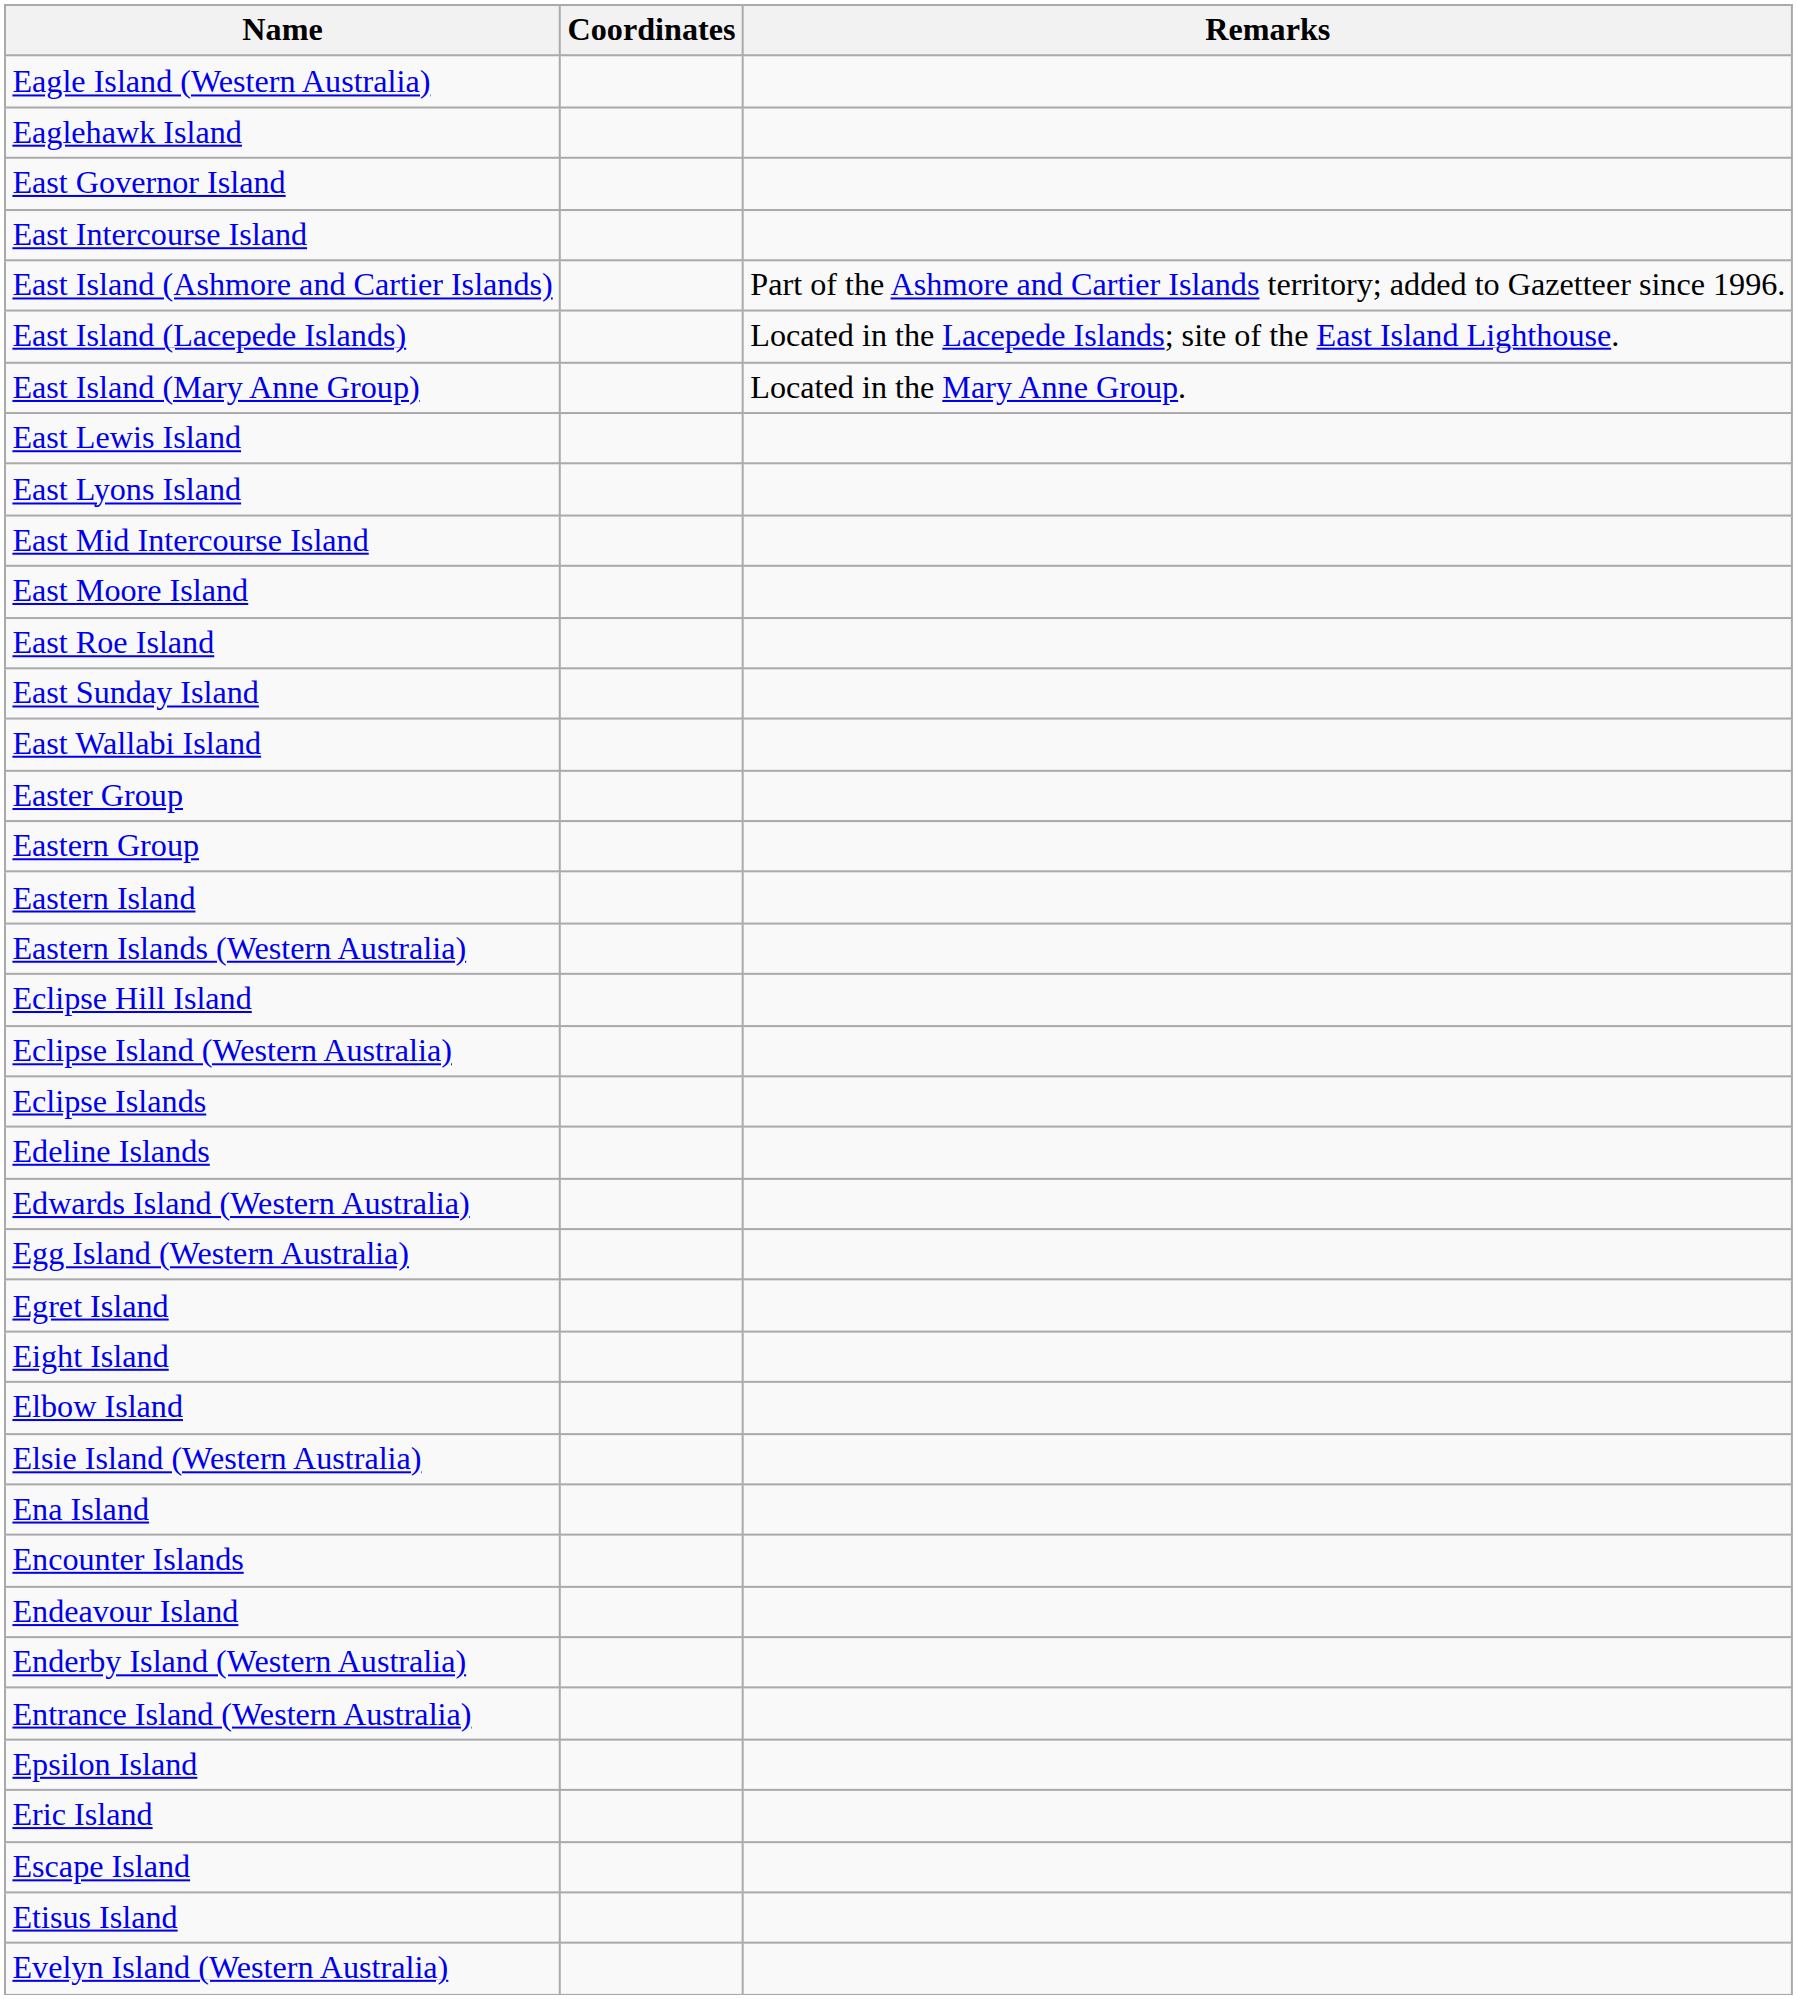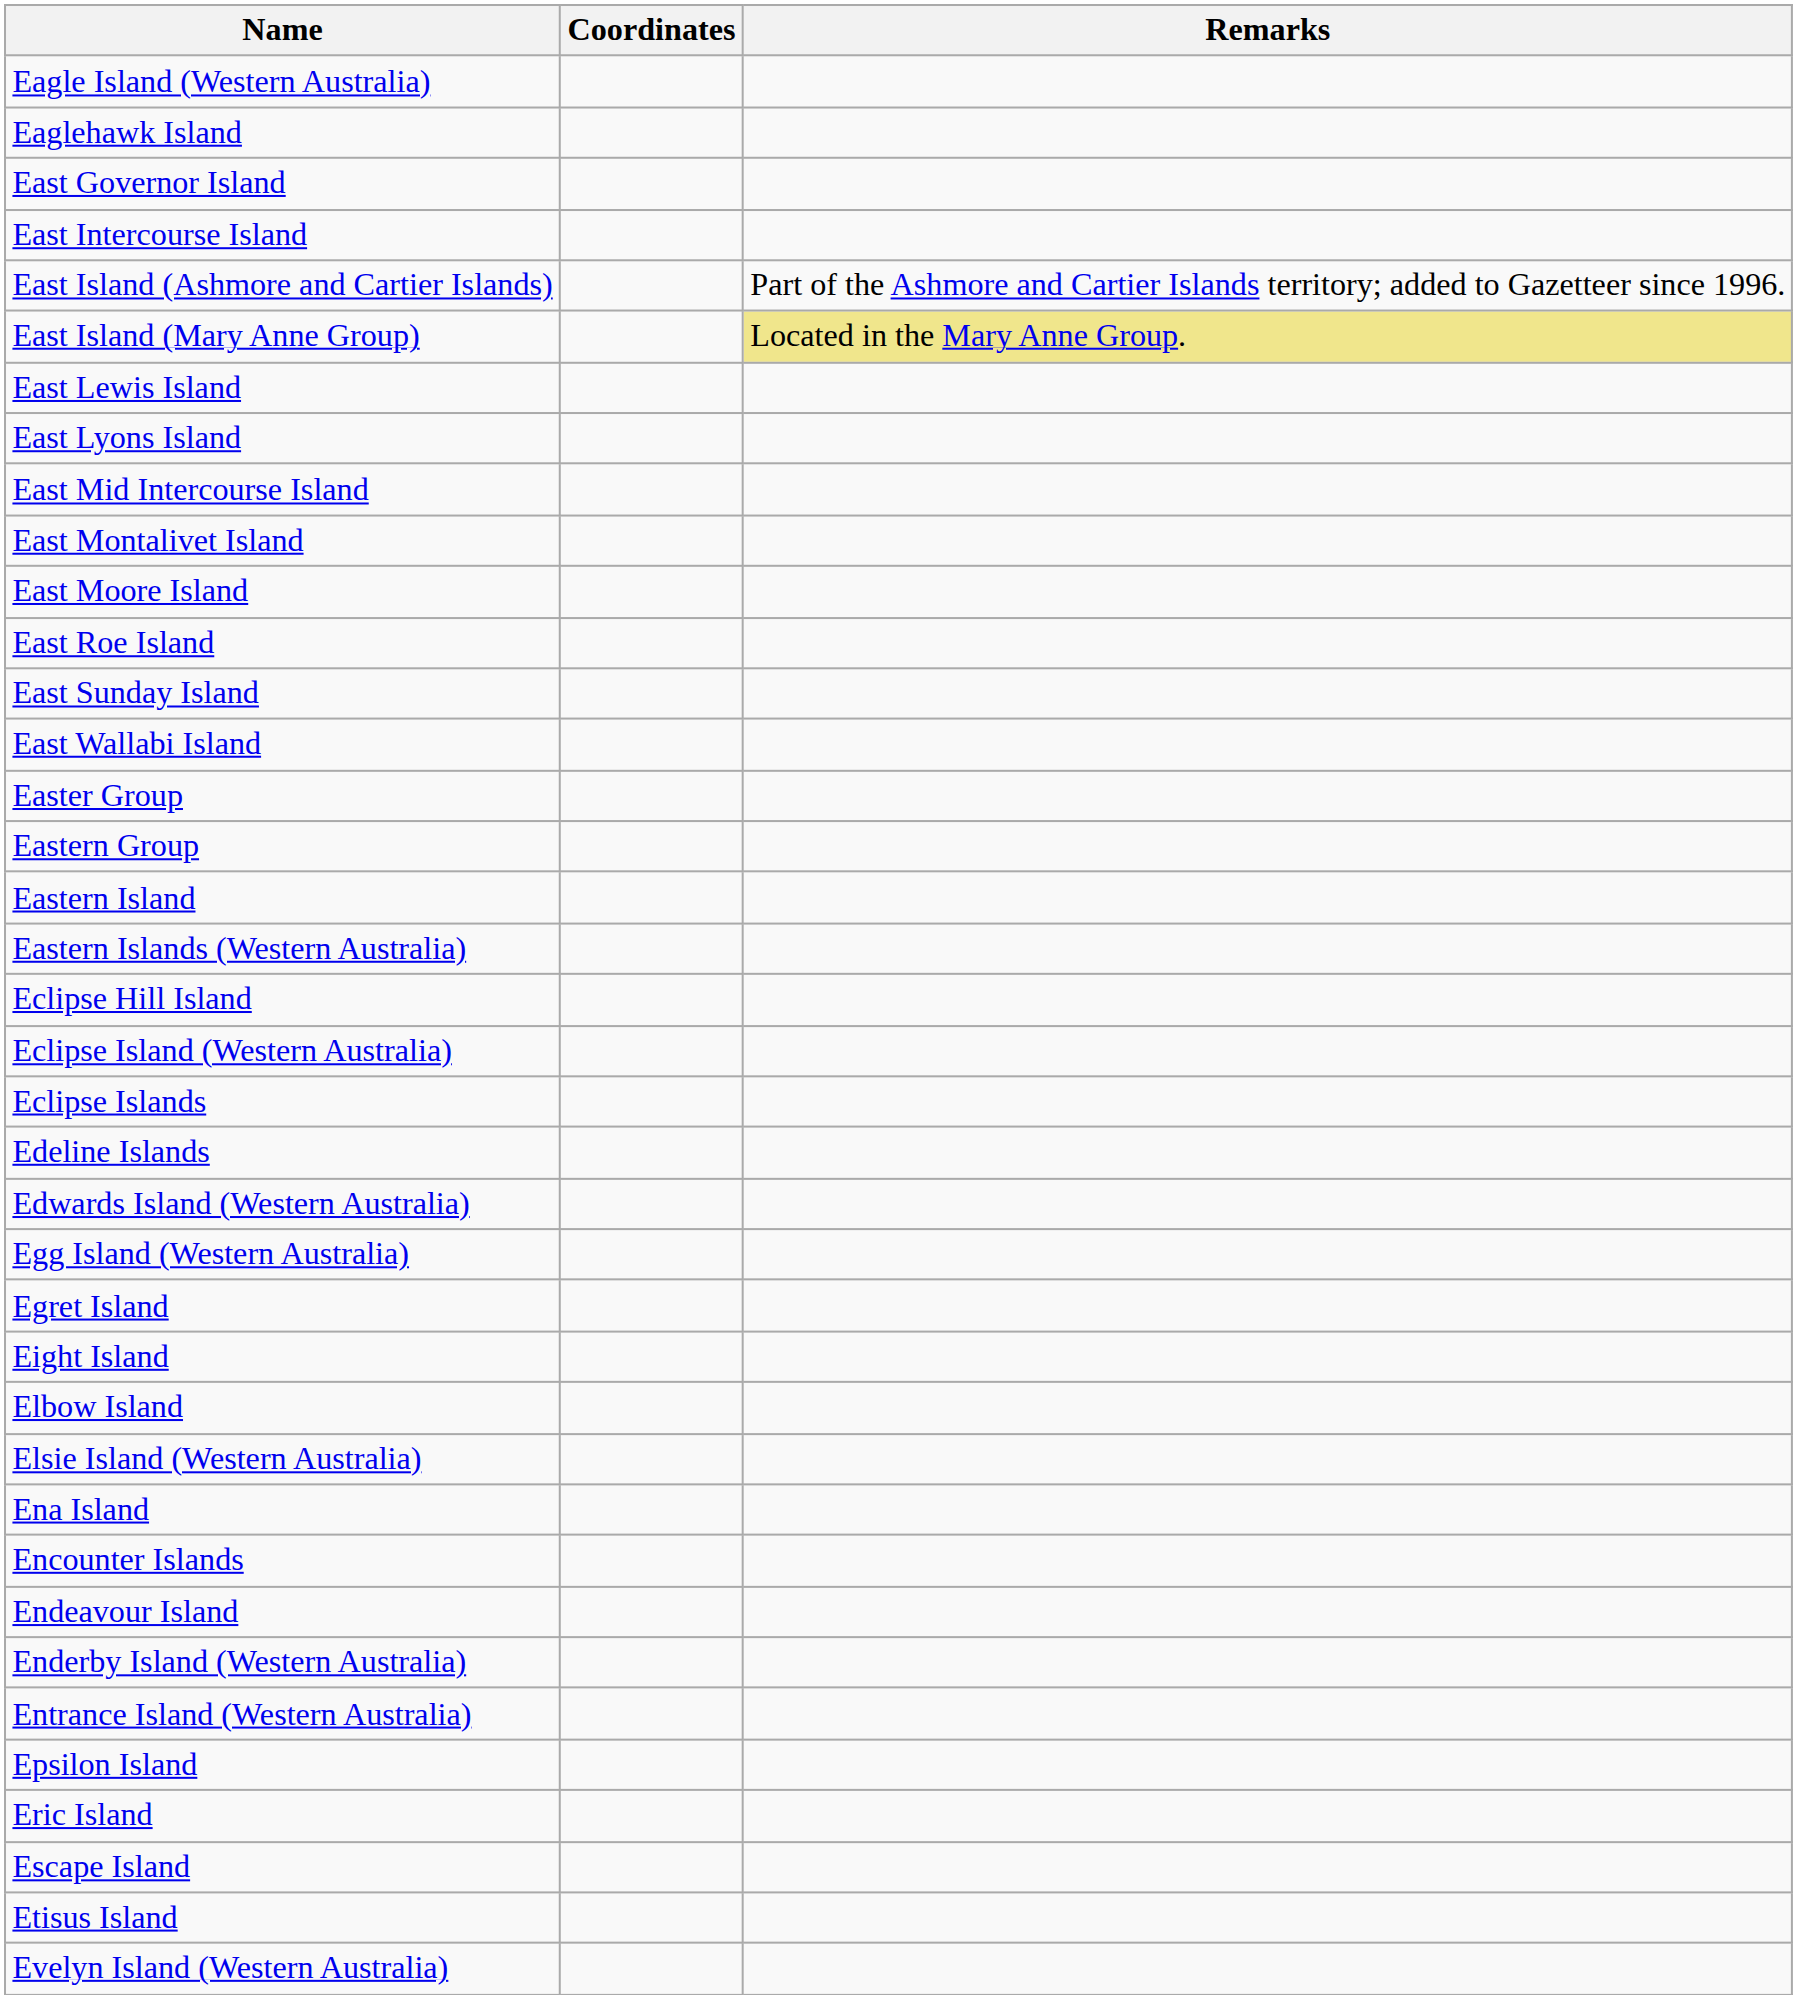- row: (209, 336)
(968, 387) no background -> (968, 336) khaki background
+ row: (158, 540)
